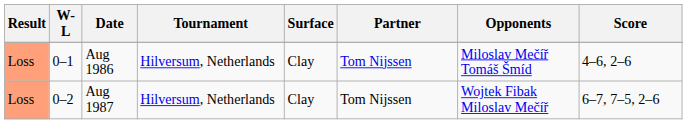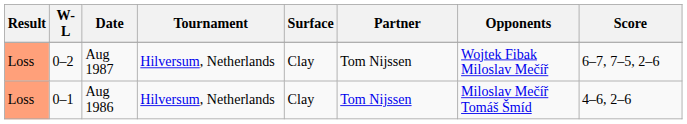rows swapped: (99, 61) <-> (99, 99)
